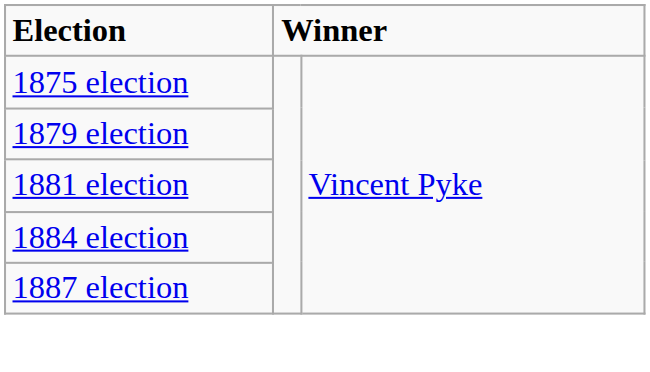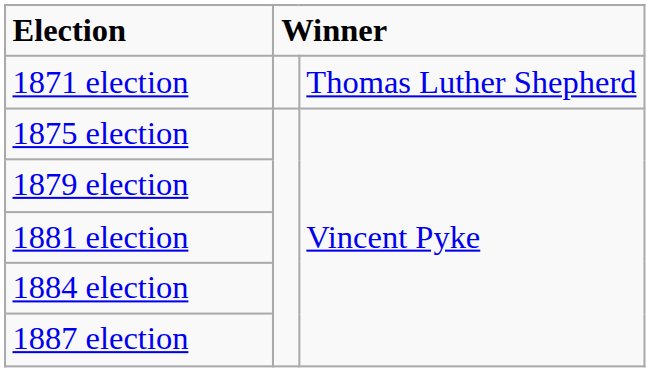+ row: (100, 81)
